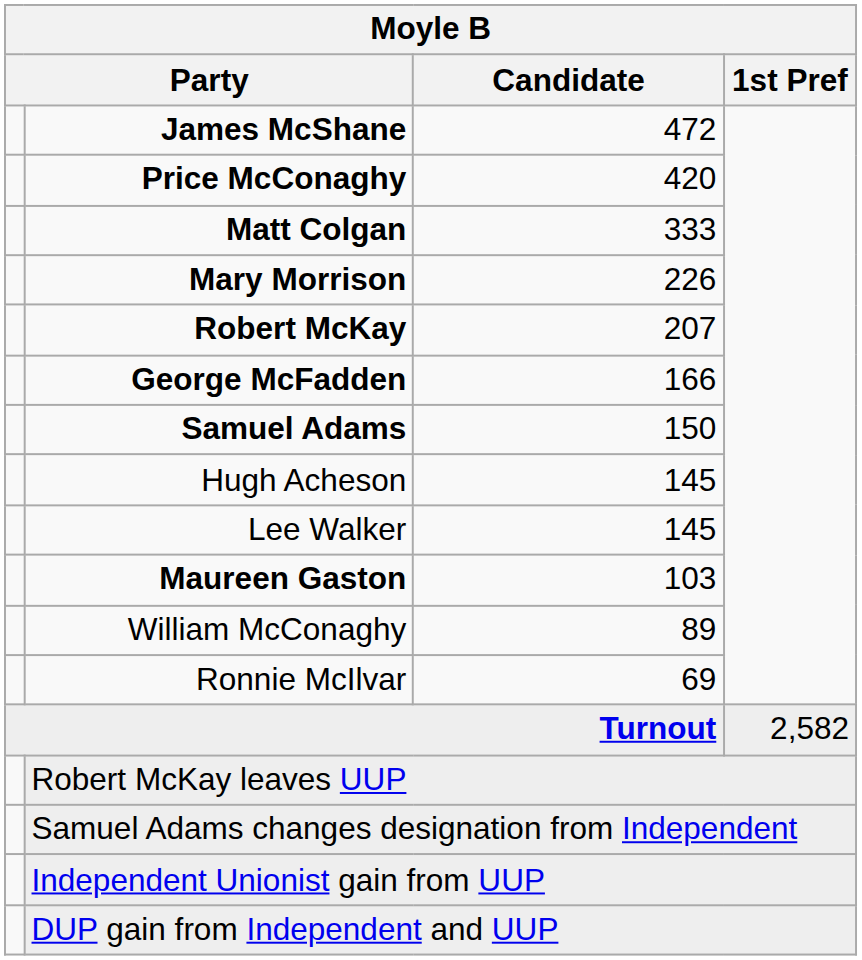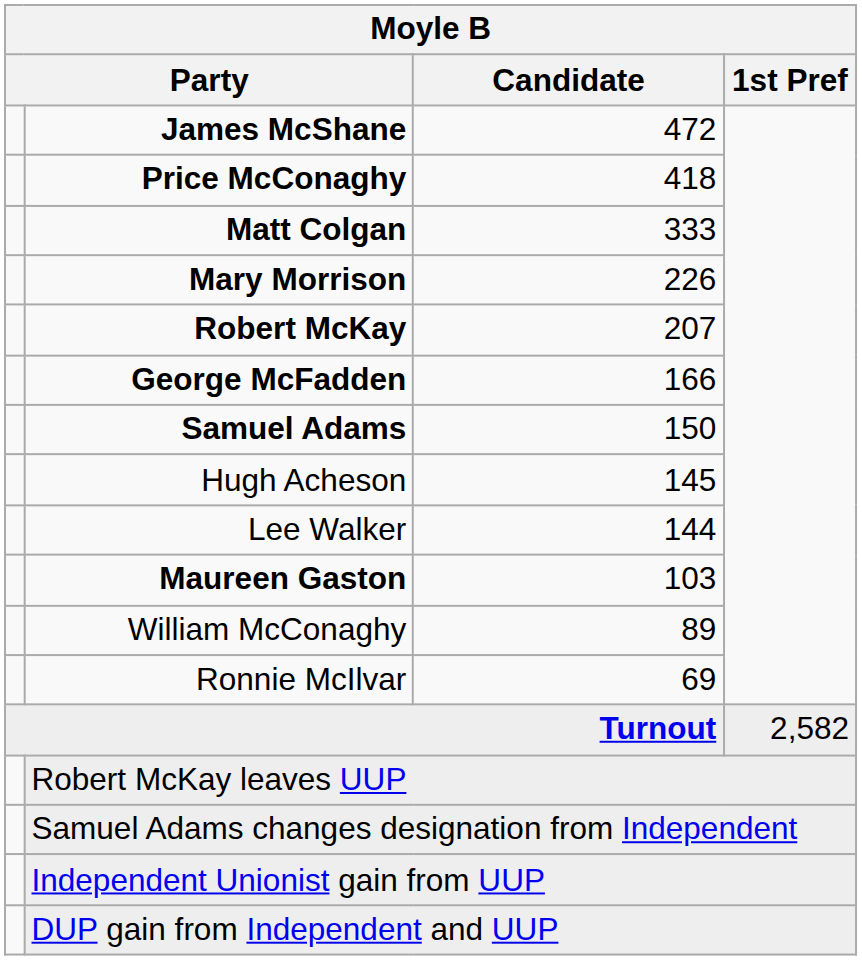(690, 179) 420 -> (690, 179) 418
(690, 529) 145 -> (690, 529) 144
